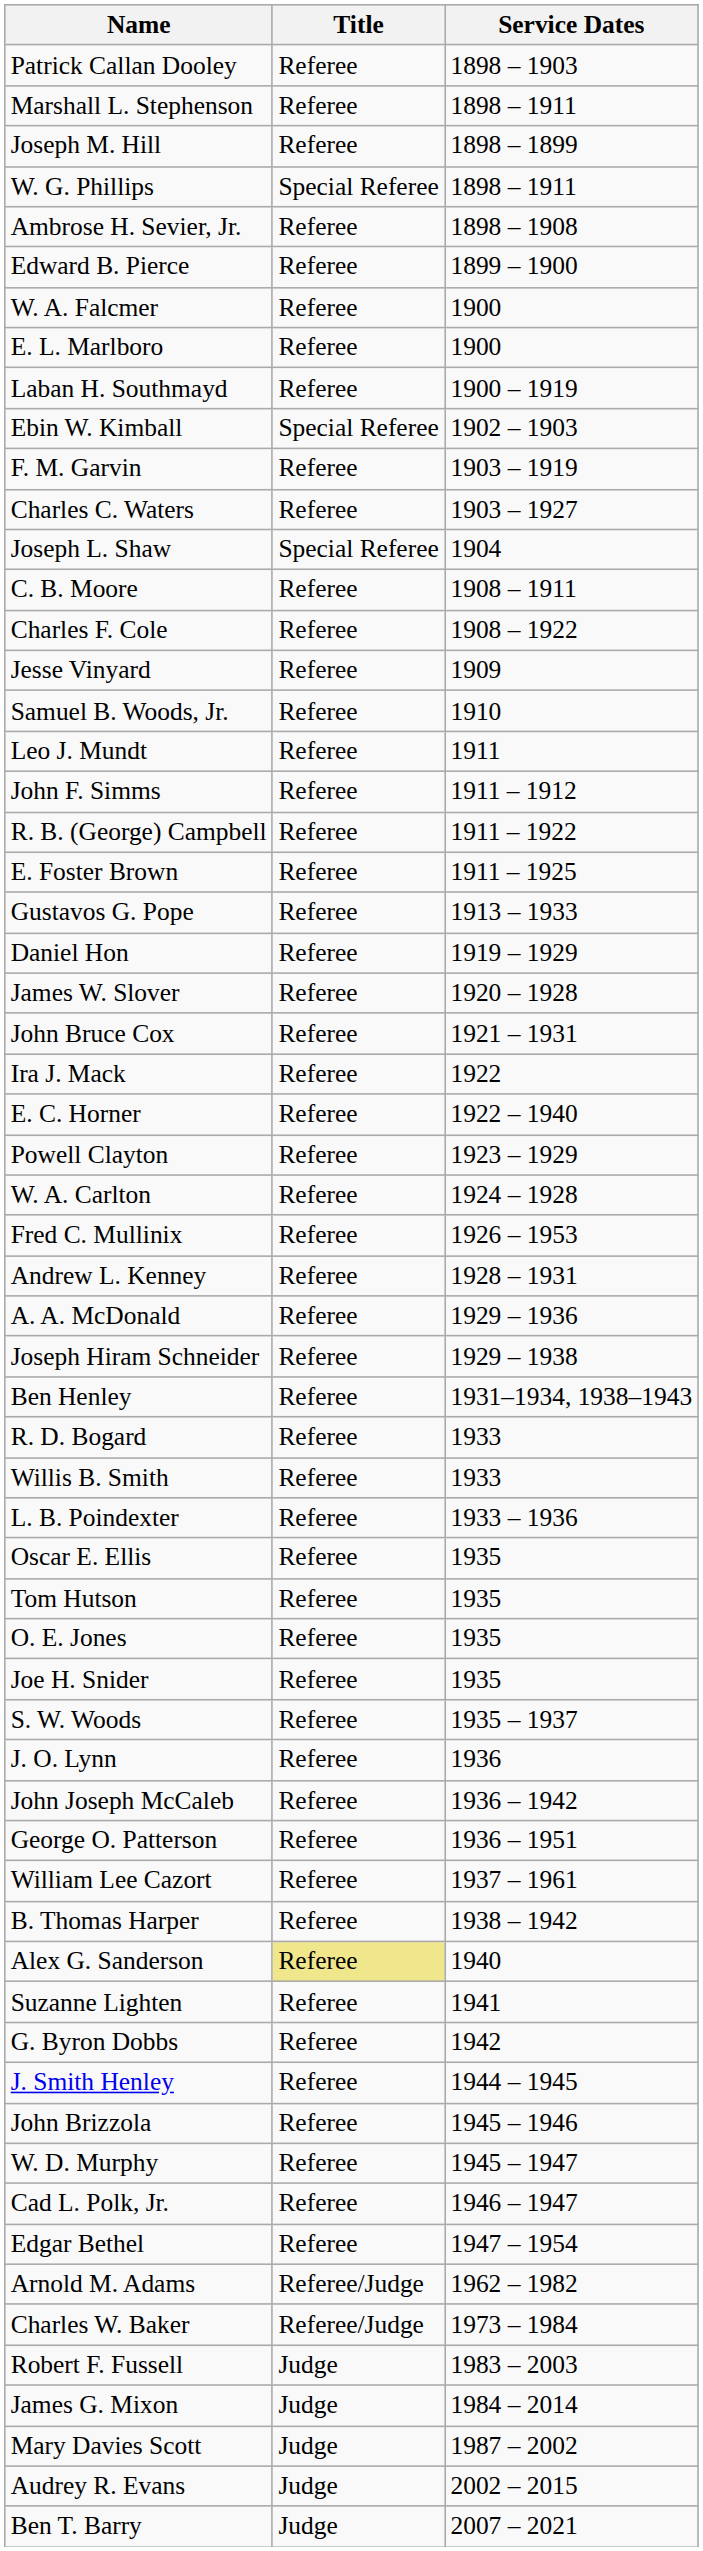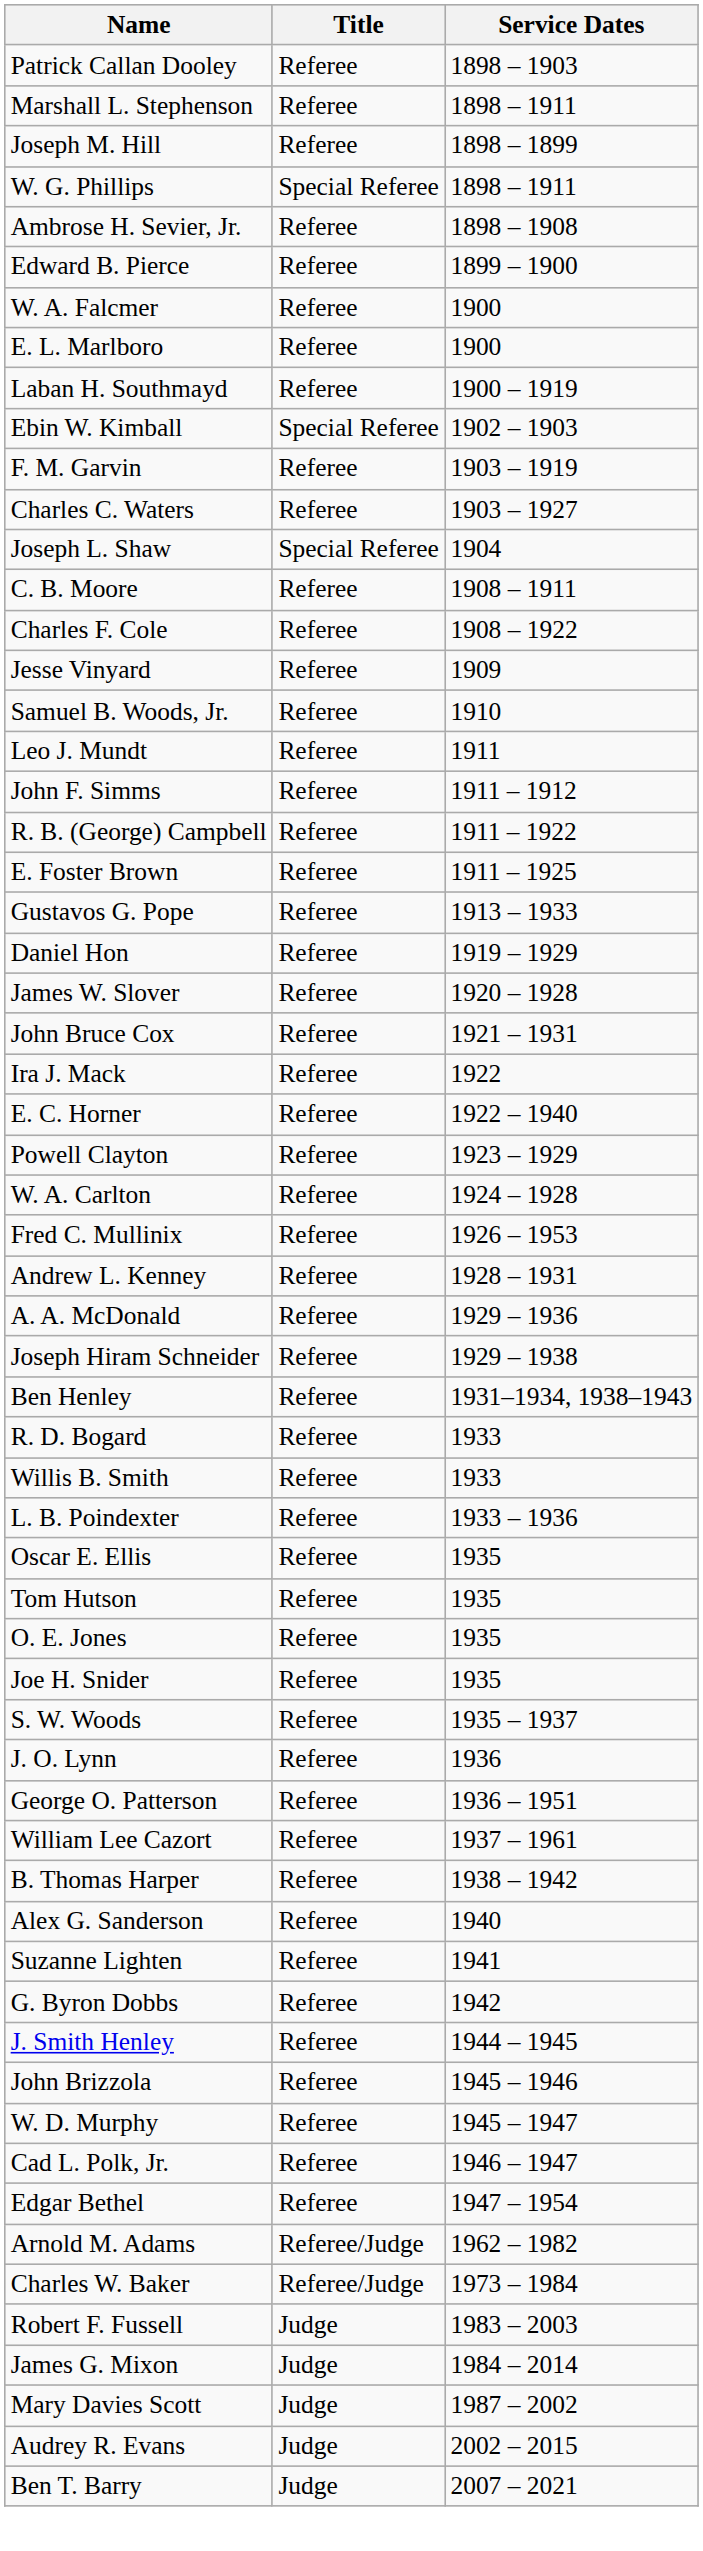- row: (122, 1799)
(318, 1961) khaki background -> (318, 1920) no background
